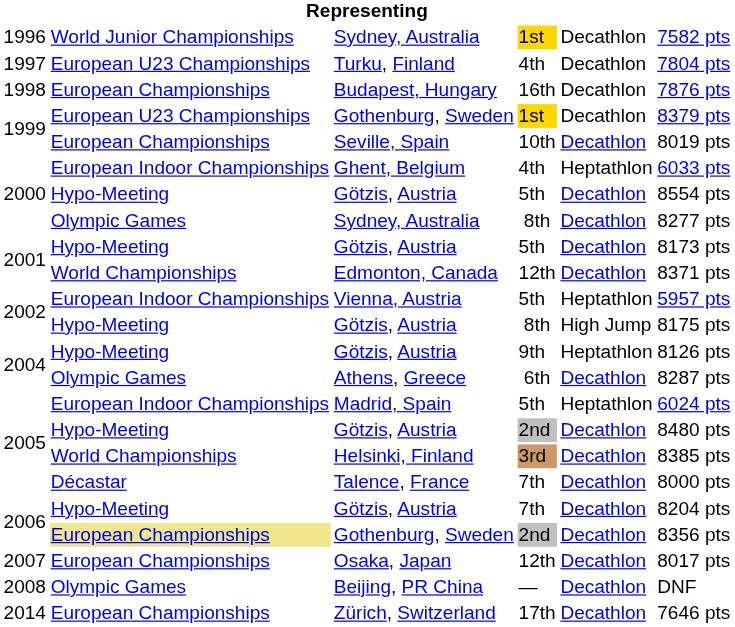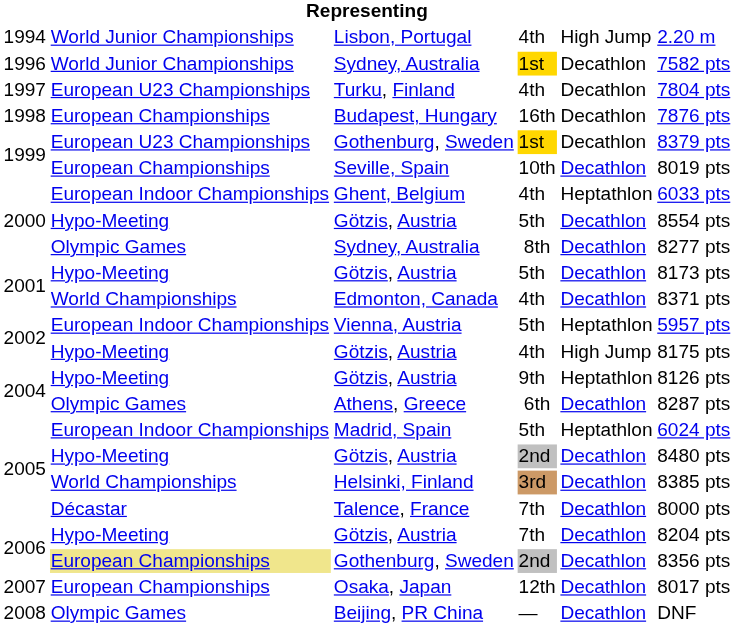+ row: (25, 37)
(537, 272) 12th -> (532, 299) 4th
(537, 325) 8th -> (532, 351) 4th
- row: (25, 613)
